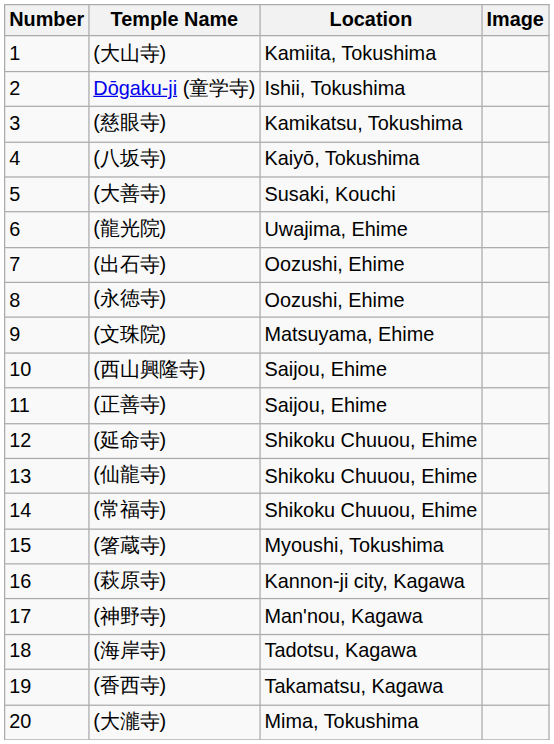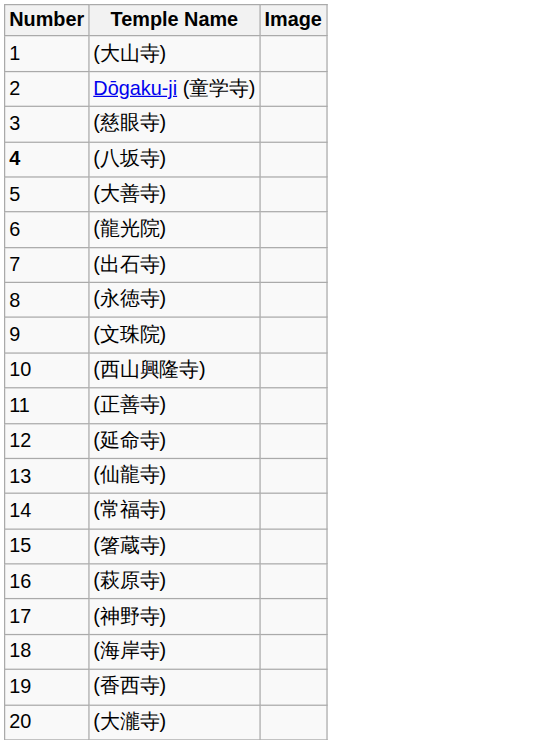- column: (371, 20)
(15, 159) normal -> (15, 159) bold
